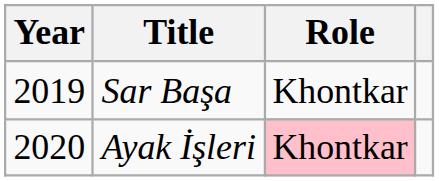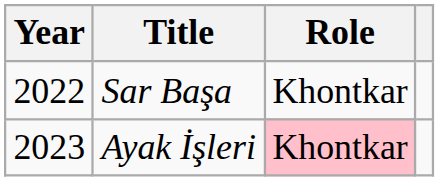(49, 89) 2019 -> (49, 89) 2022
(49, 146) 2020 -> (49, 146) 2023
